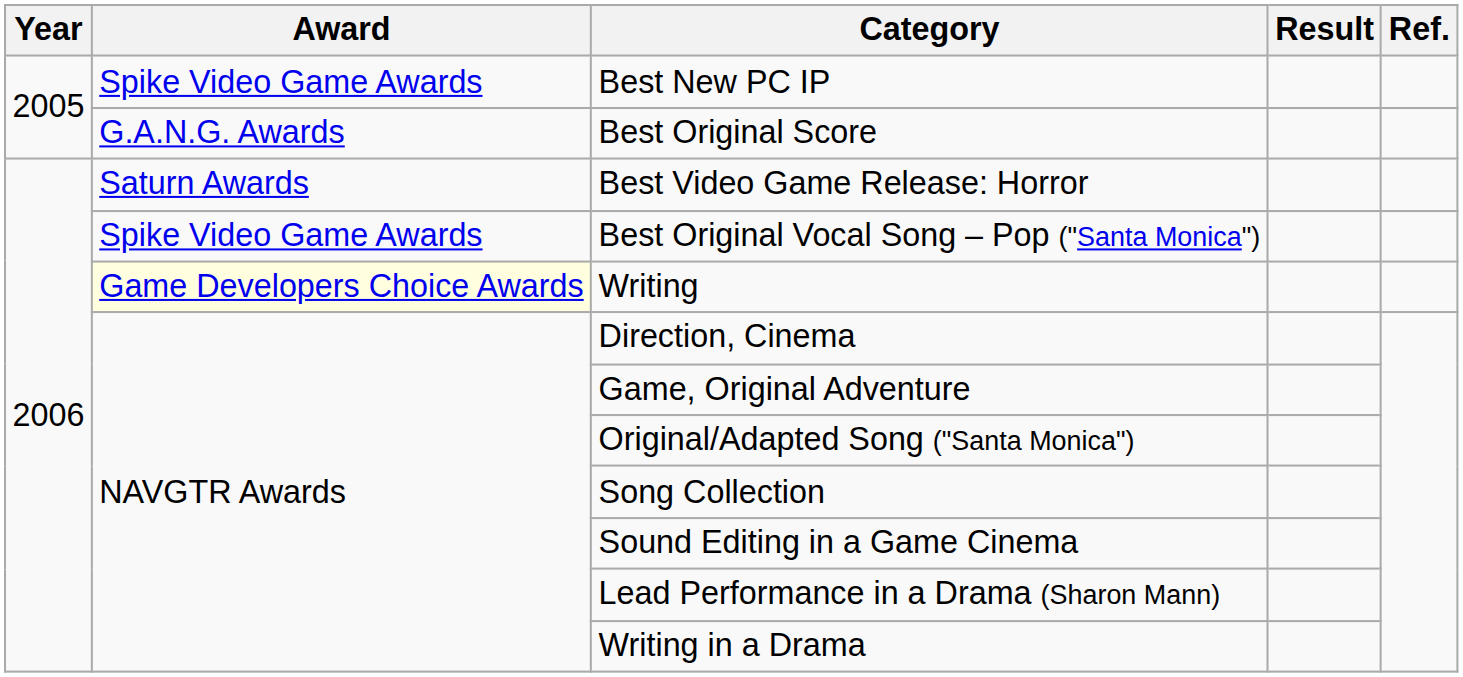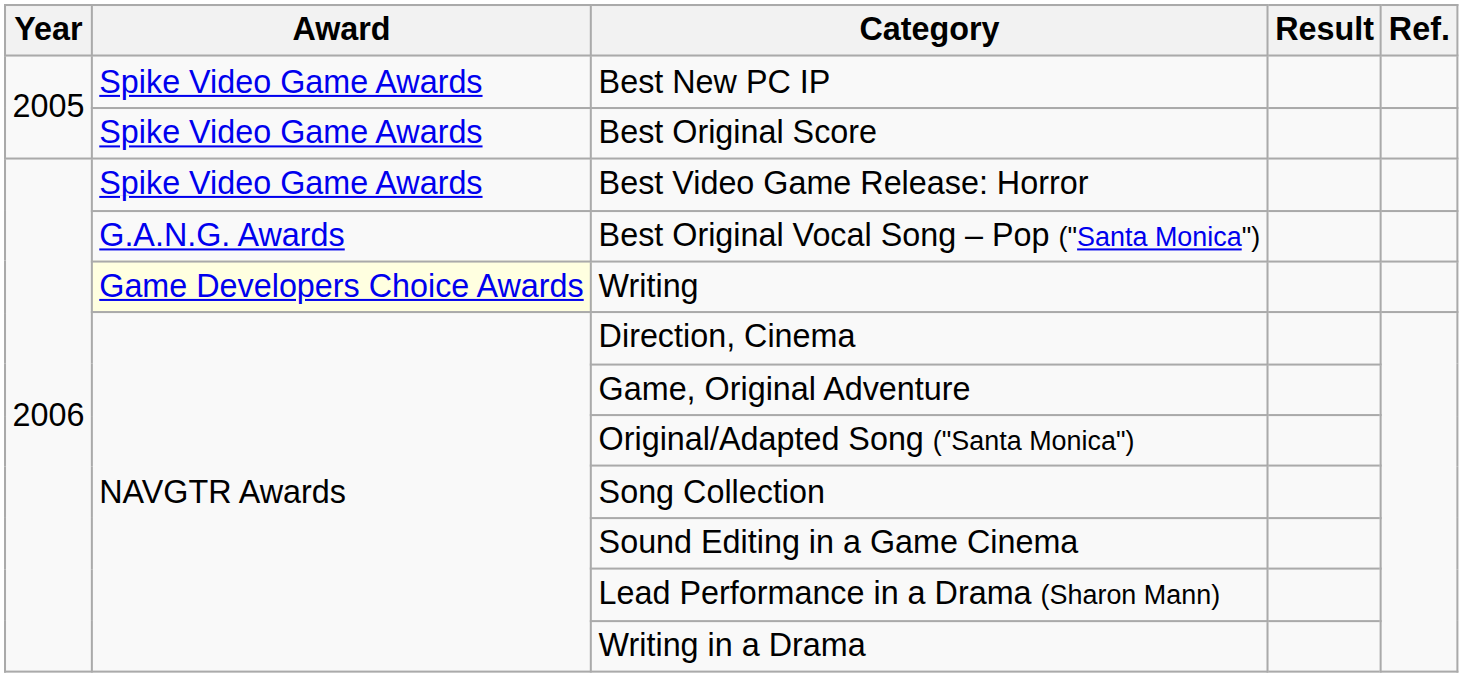(222, 132) G.A.N.G. Awards -> (291, 132) Spike Video Game Awards
(204, 183) Saturn Awards -> (291, 183) Spike Video Game Awards
(291, 235) Spike Video Game Awards -> (222, 235) G.A.N.G. Awards
